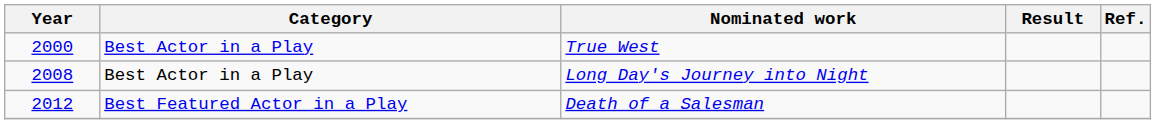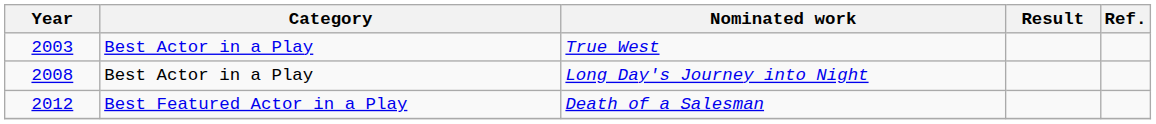(52, 47) 2000 -> (52, 47) 2003
